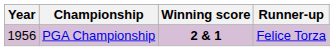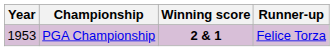(22, 35) 1956 -> (22, 35) 1953
